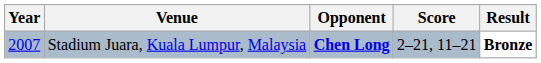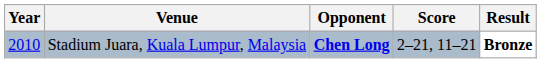(24, 44) 2007 -> (24, 44) 2010
